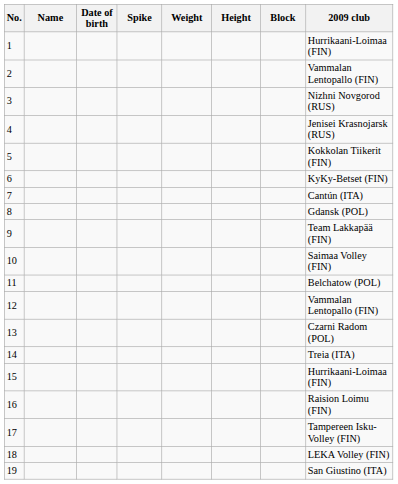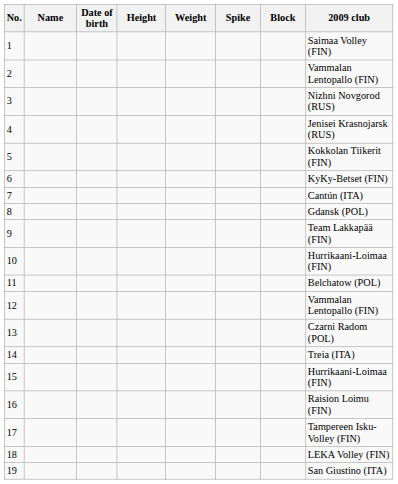columns swapped: (236, 18) <-> (140, 18)
(347, 46) Hurrikaani-Loimaa (FIN) -> (337, 46) Saimaa Volley (FIN)
(337, 261) Saimaa Volley (FIN) -> (347, 261) Hurrikaani-Loimaa (FIN)
